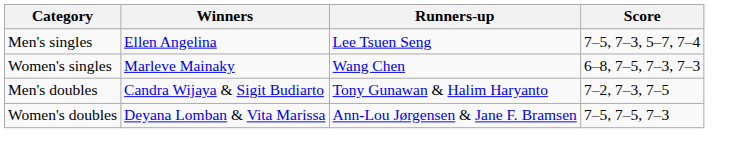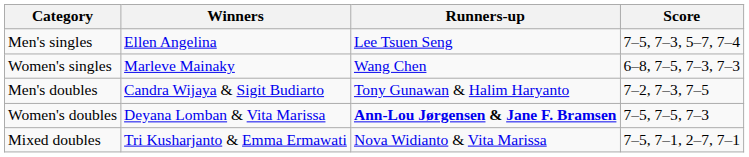(455, 115) normal -> (485, 115) bold
+ row: (54, 139)
